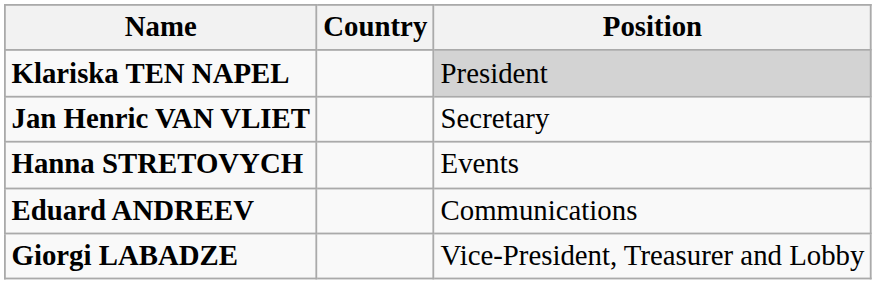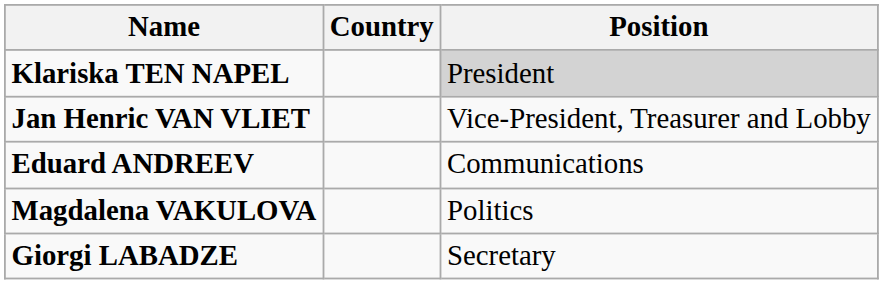(495, 118) Secretary -> (659, 118) Vice-President, Treasurer and Lobby
- row: (157, 164)
+ row: (164, 210)
(652, 255) Vice-President, Treasurer and Lobby -> (501, 255) Secretary
